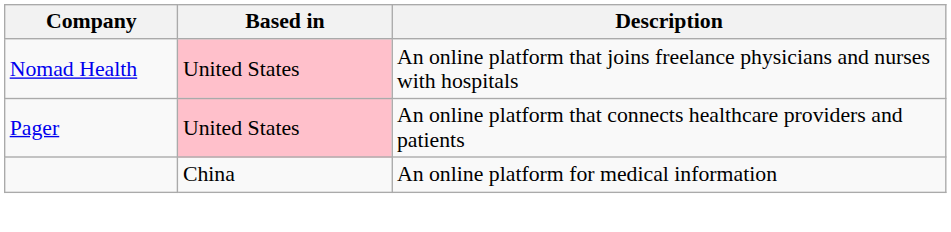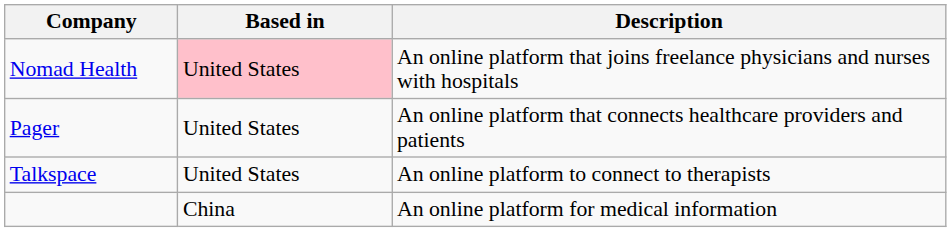(241, 127) pink background -> (241, 127) no background
+ row: (53, 174)
